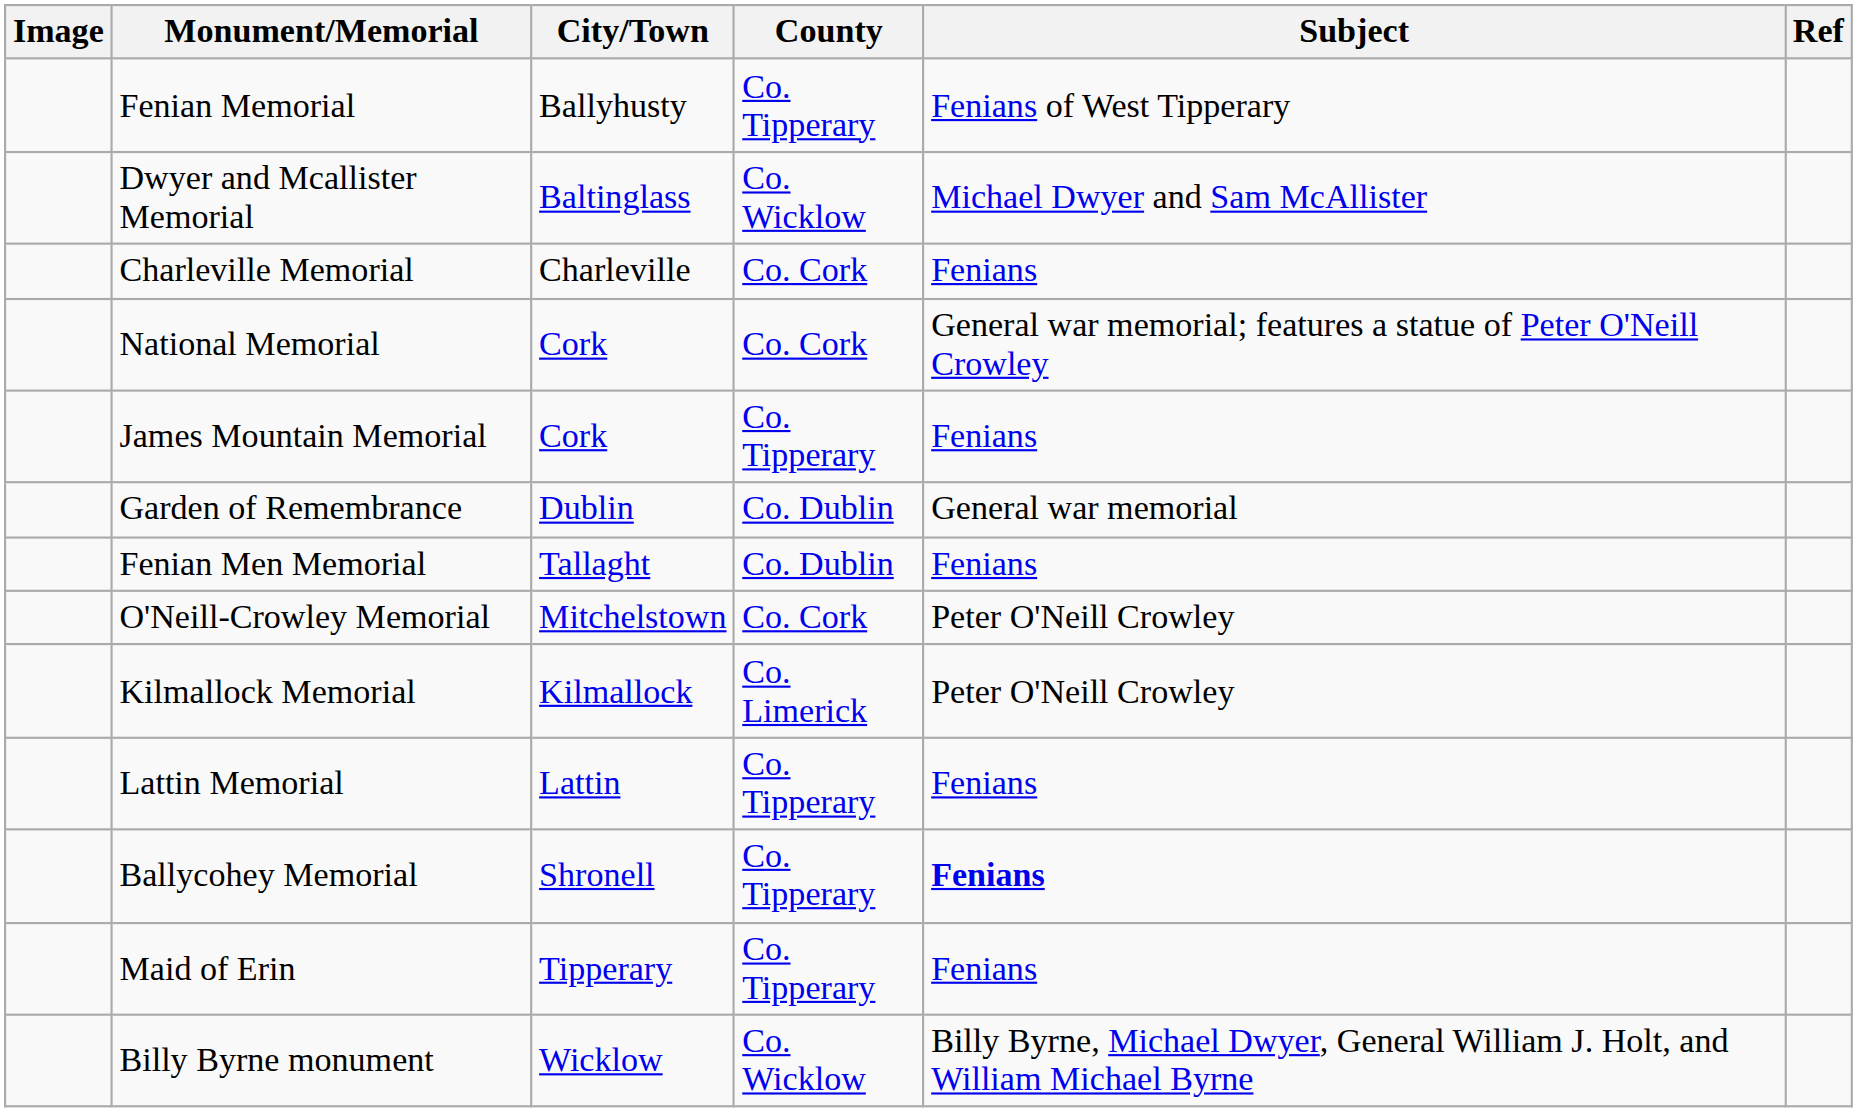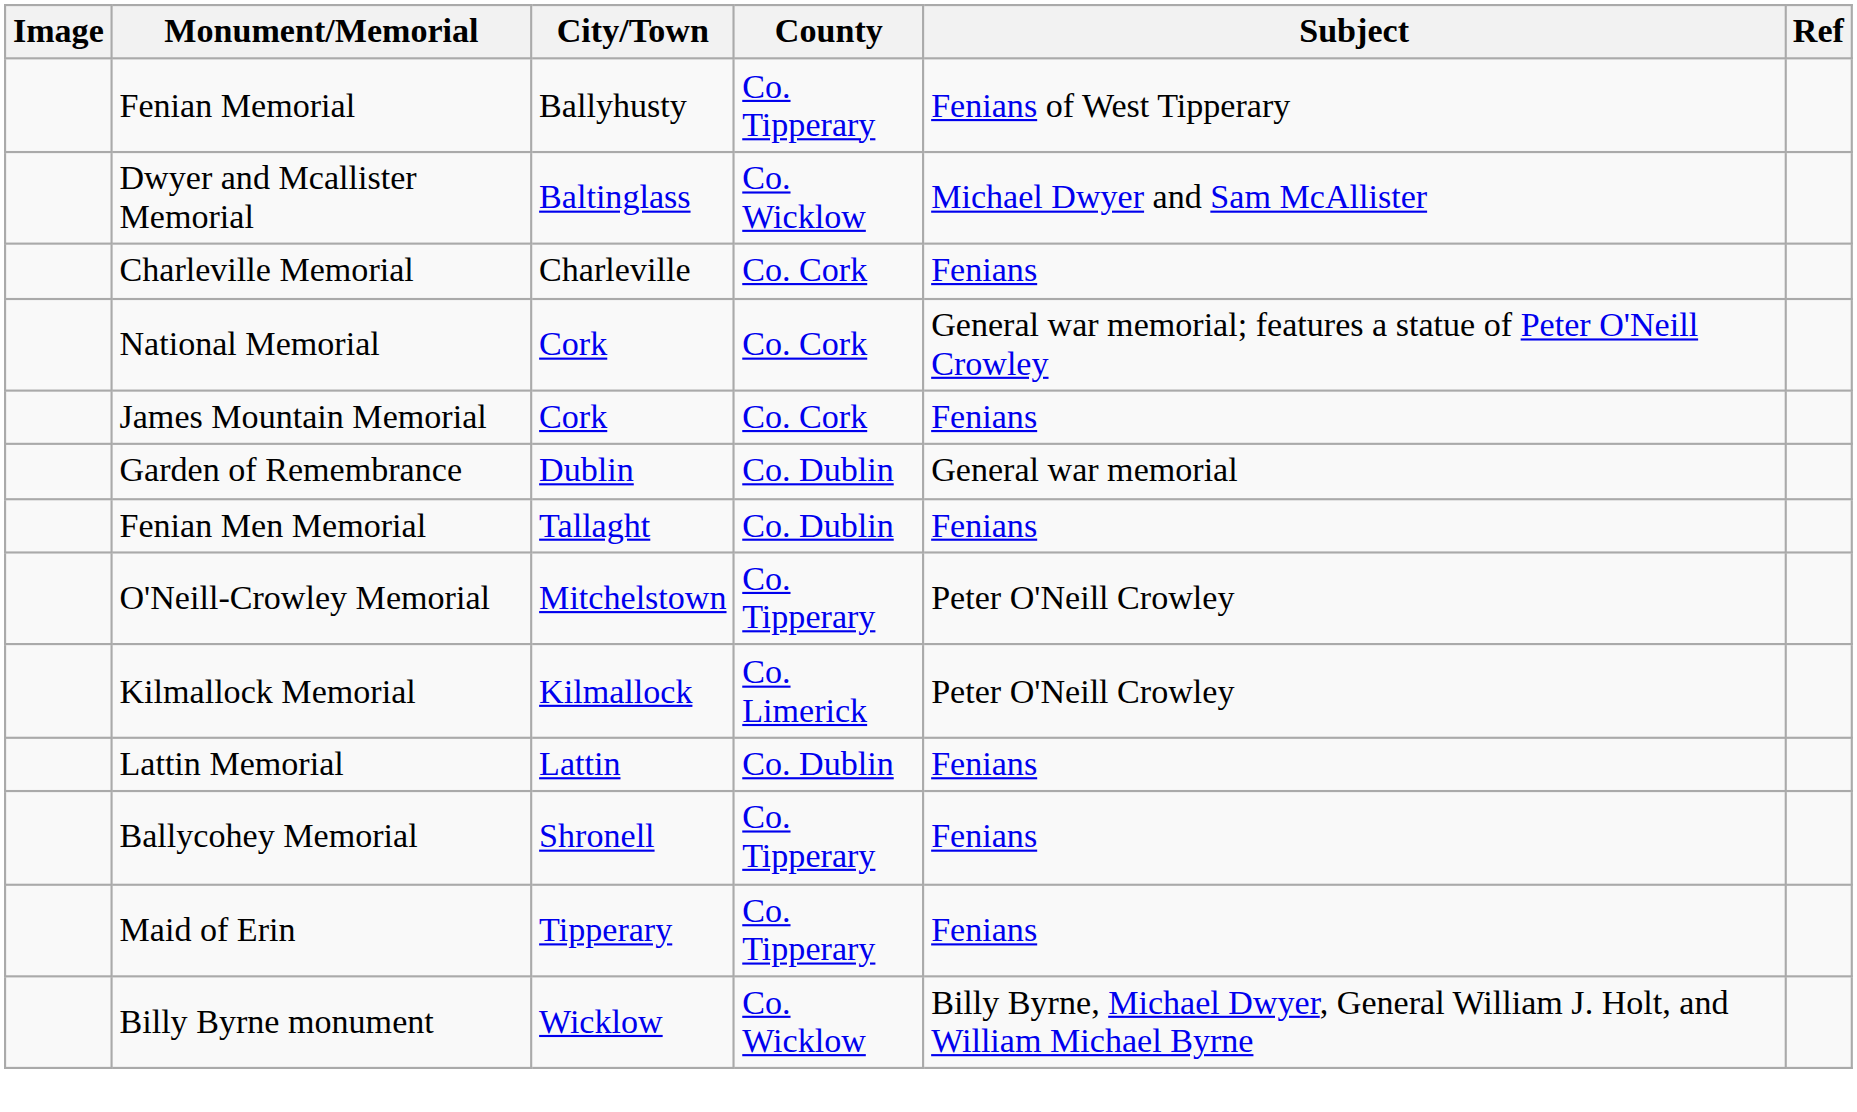(809, 435) Co. Tipperary -> (805, 416) Co. Cork
(805, 617) Co. Cork -> (809, 598) Co. Tipperary
(809, 782) Co. Tipperary -> (818, 763) Co. Dublin
(988, 875) bold -> (984, 836) normal
